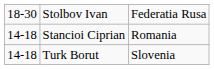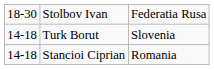rows swapped: (84, 34) <-> (71, 54)
